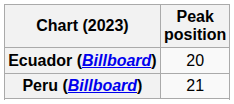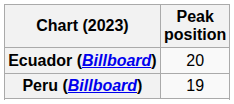(195, 85) 21 -> (195, 85) 19
